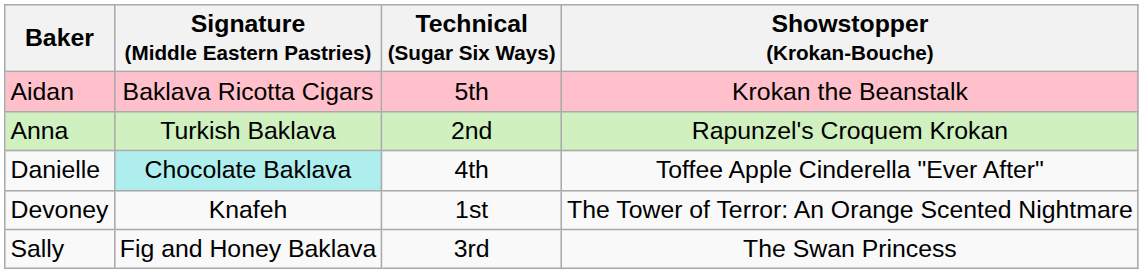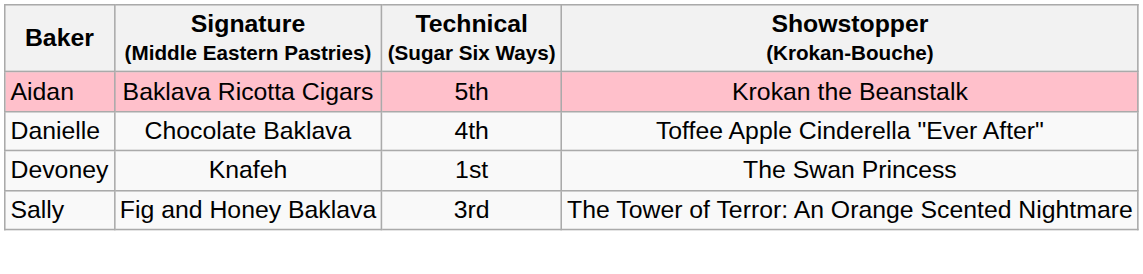- row: (39, 130)
(248, 170) paleturquoise background -> (248, 130) no background
(850, 209) The Tower of Terror: An Orange Scented Nightmare -> (850, 170) The Swan Princess
(850, 248) The Swan Princess -> (850, 209) The Tower of Terror: An Orange Scented Nightmare
